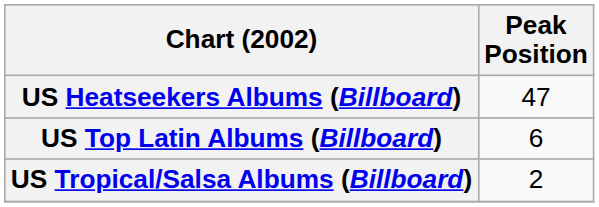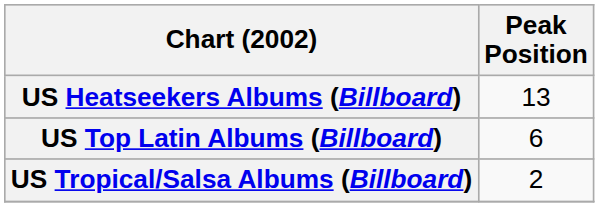(536, 96) 47 -> (536, 96) 13
